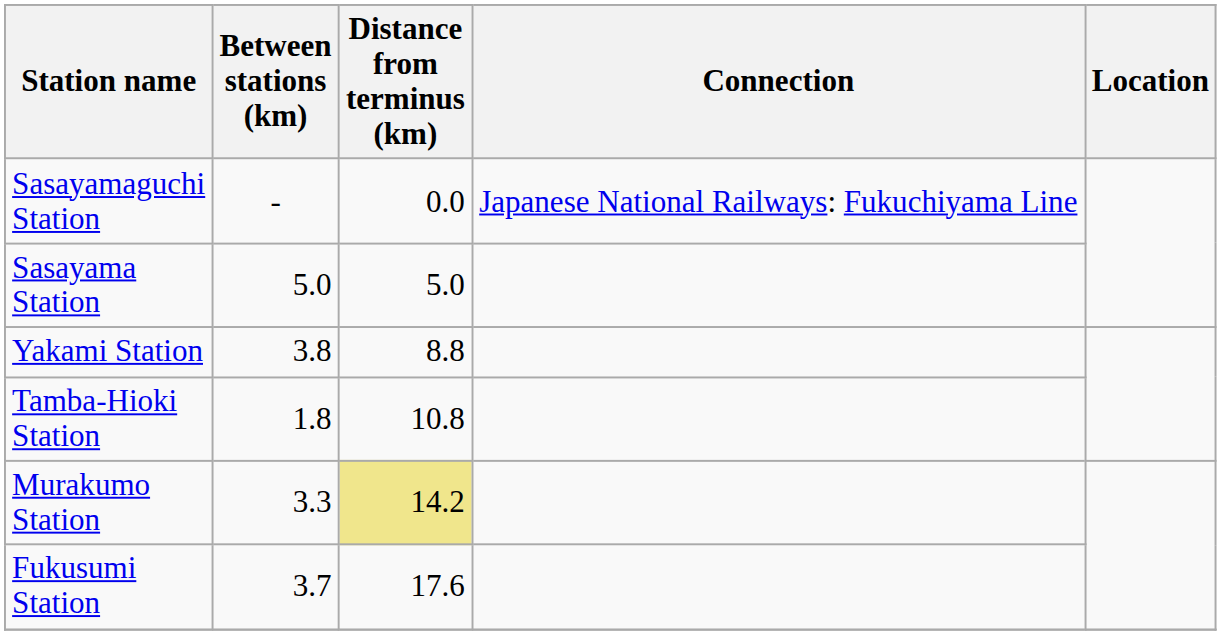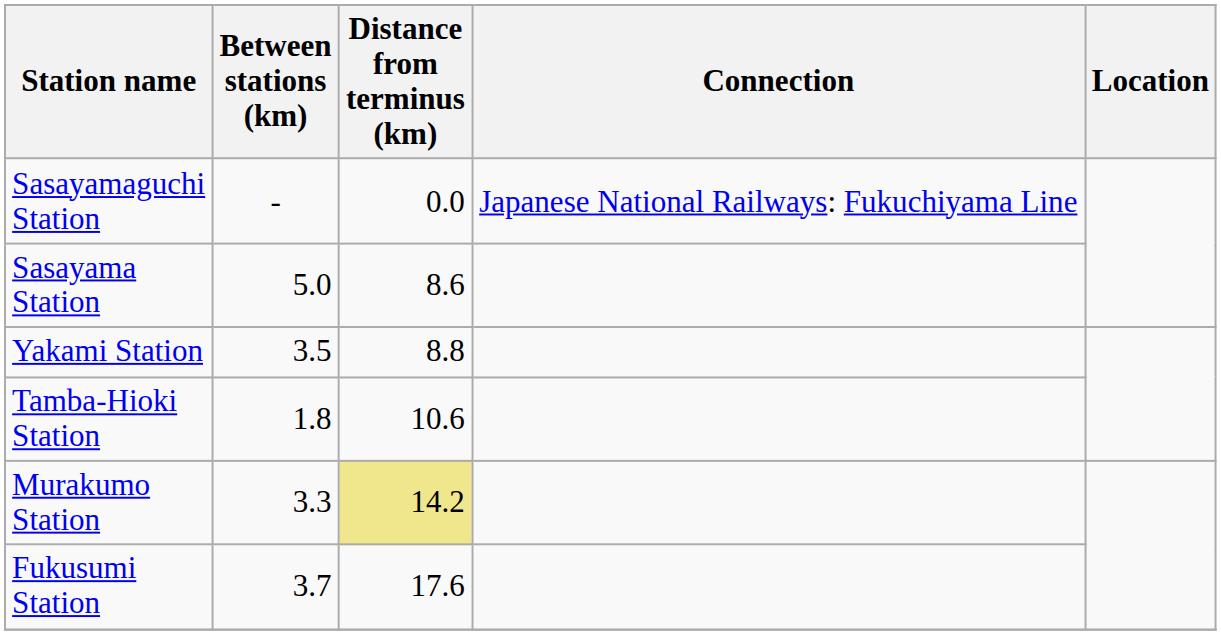(445, 284) 5.0 -> (445, 284) 8.6
(312, 351) 3.8 -> (312, 351) 3.5
(438, 418) 10.8 -> (438, 418) 10.6
